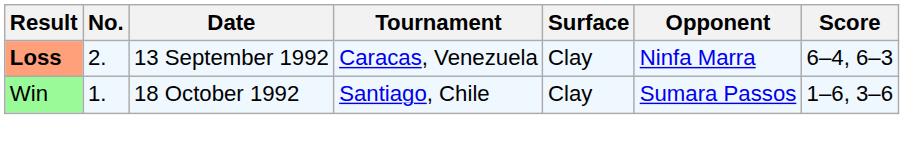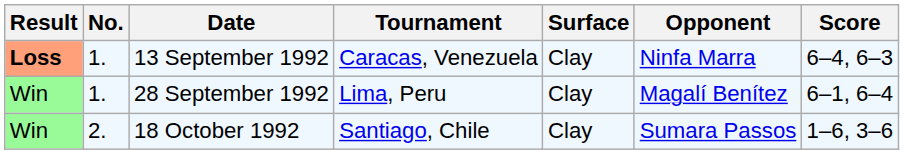(97, 58) 2. -> (97, 58) 1.
+ row: (231, 94)
(97, 94) 1. -> (97, 130) 2.
